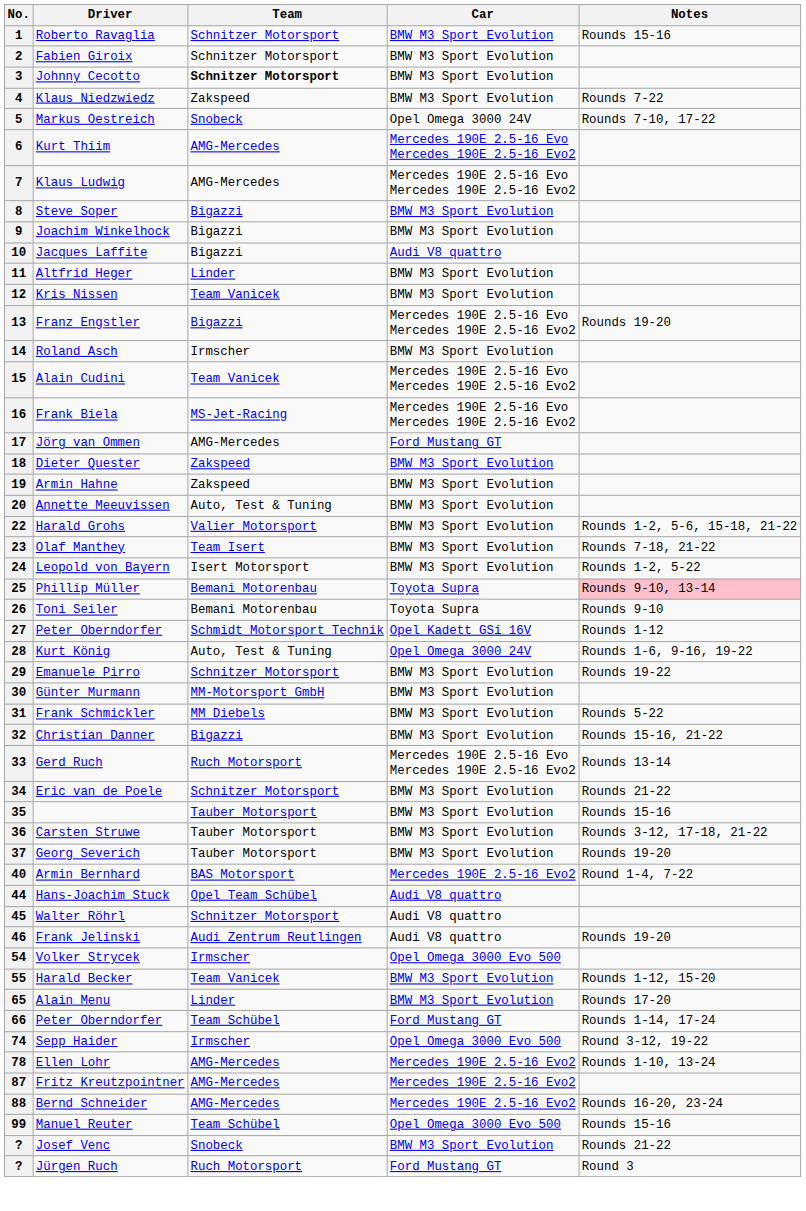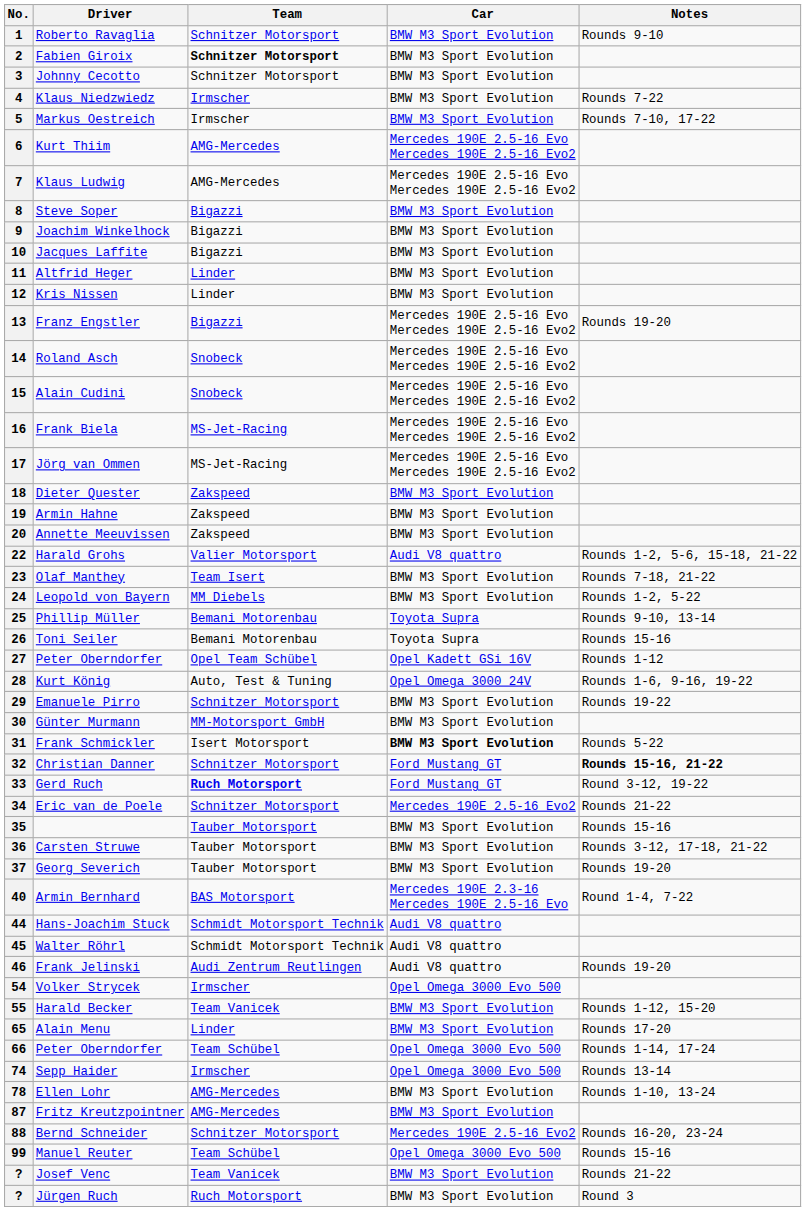(626, 35) Rounds 15-16 -> (623, 35) Rounds 9-10
(265, 56) normal -> (265, 56) bold
(265, 77) bold -> (265, 77) normal
(220, 98) Zakspeed -> (220, 98) Irmscher
(217, 119) Snobeck -> (220, 119) Irmscher
(460, 119) Opel Omega 3000 24V -> (472, 119) BMW M3 Sport Evolution
(446, 253) Audi V8 quattro -> (472, 253) BMW M3 Sport Evolution
(235, 294) Team Vanicek -> (213, 294) Linder
(220, 351) Irmscher -> (217, 358) Snobeck
(472, 351) BMW M3 Sport Evolution -> (483, 358) Mercedes 190E 2.5-16 Evo Mercedes 190E 2.5-16 Evo2
(235, 379) Team Vanicek -> (217, 394) Snobeck
(235, 443) AMG-Mercedes -> (239, 465) MS-Jet-Racing
(446, 443) Ford Mustang GT -> (483, 465) Mercedes 190E 2.5-16 Evo Mercedes 190E 2.5-16 Evo2
(261, 506) Auto, Test & Tuning -> (220, 535) Zakspeed
(472, 526) BMW M3 Sport Evolution -> (446, 556) Audi V8 quattro
(250, 568) Isert Motorsport -> (228, 598) MM Diebels
(649, 589) pink background -> (649, 619) no background
(623, 610) Rounds 9-10 -> (626, 639) Rounds 15-16
(287, 631) Schmidt Motorsport Technik -> (254, 660) Opel Team Schübel
(228, 714) MM Diebels -> (250, 744) Isert Motorsport
(472, 714) normal -> (472, 744) bold
(217, 735) Bigazzi -> (265, 764) Schnitzer Motorsport
(472, 735) BMW M3 Sport Evolution -> (446, 764) Ford Mustang GT
(652, 735) normal -> (652, 764) bold
(246, 763) normal -> (246, 785) bold
(483, 763) Mercedes 190E 2.5-16 Evo Mercedes 190E 2.5-16 Evo2 -> (446, 785) Ford Mustang GT
(626, 763) Rounds 13-14 -> (645, 785) Round 3-12, 19-22
(472, 791) BMW M3 Sport Evolution -> (483, 806) Mercedes 190E 2.5-16 Evo2
(483, 875) Mercedes 190E 2.5-16 Evo2 -> (479, 897) Mercedes 190E 2.3-16 Mercedes 190E 2.5-16 Evo
(254, 895) Opel Team Schübel -> (287, 925) Schmidt Motorsport Technik
(265, 916) Schnitzer Motorsport -> (287, 946) Schmidt Motorsport Technik
(446, 1020) Ford Mustang GT -> (475, 1050) Opel Omega 3000 Evo 500
(645, 1041) Round 3-12, 19-22 -> (626, 1071) Rounds 13-14
(483, 1062) Mercedes 190E 2.5-16 Evo2 -> (472, 1092) BMW M3 Sport Evolution
(483, 1083) Mercedes 190E 2.5-16 Evo2 -> (472, 1113) BMW M3 Sport Evolution
(235, 1104) AMG-Mercedes -> (265, 1133) Schnitzer Motorsport
(217, 1145) Snobeck -> (235, 1175) Team Vanicek
(446, 1166) Ford Mustang GT -> (472, 1196) BMW M3 Sport Evolution
